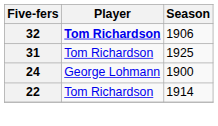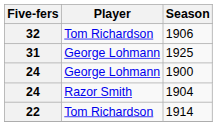(112, 33) bold -> (109, 33) normal
(109, 53) Tom Richardson -> (112, 53) George Lohmann
+ row: (180, 92)
